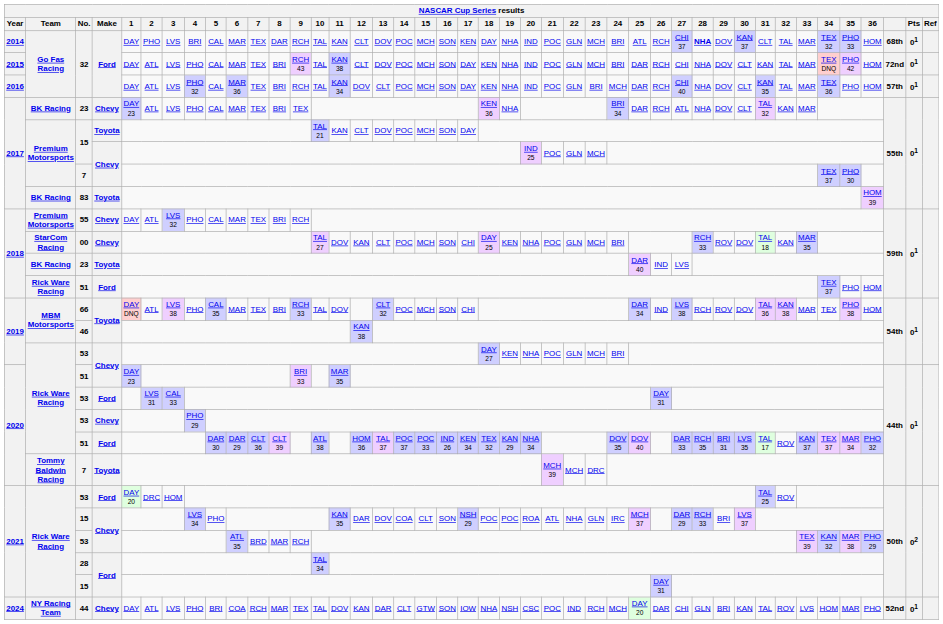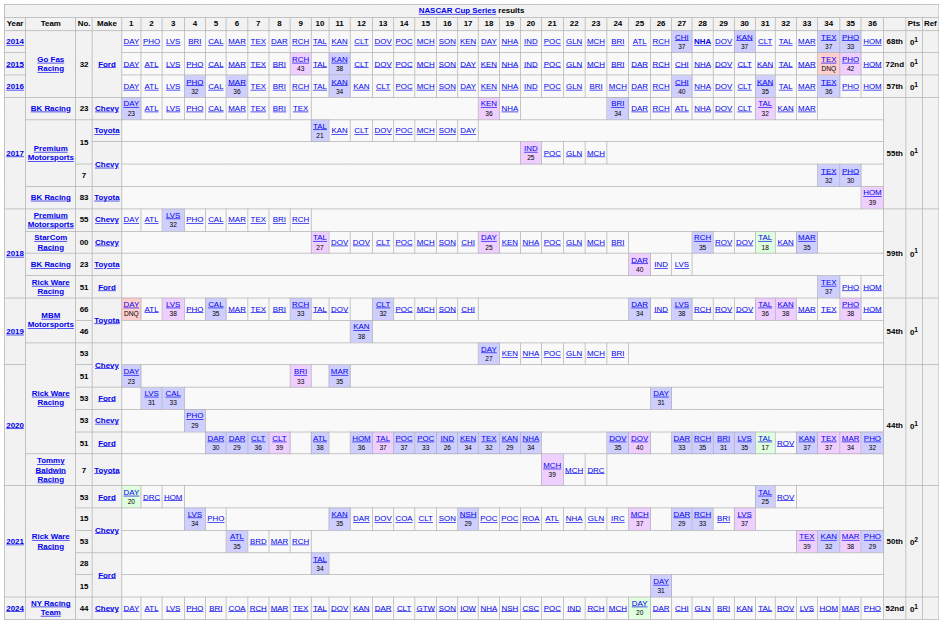(829, 41) TEX 32 -> (829, 41) TEX 37
(361, 86) DOV -> (361, 86) KAN
(829, 175) TEX 37 -> (829, 175) TEX 32
(361, 242) KAN -> (361, 242) DOV
(703, 242) RCH 33 -> (703, 242) RCH 35
